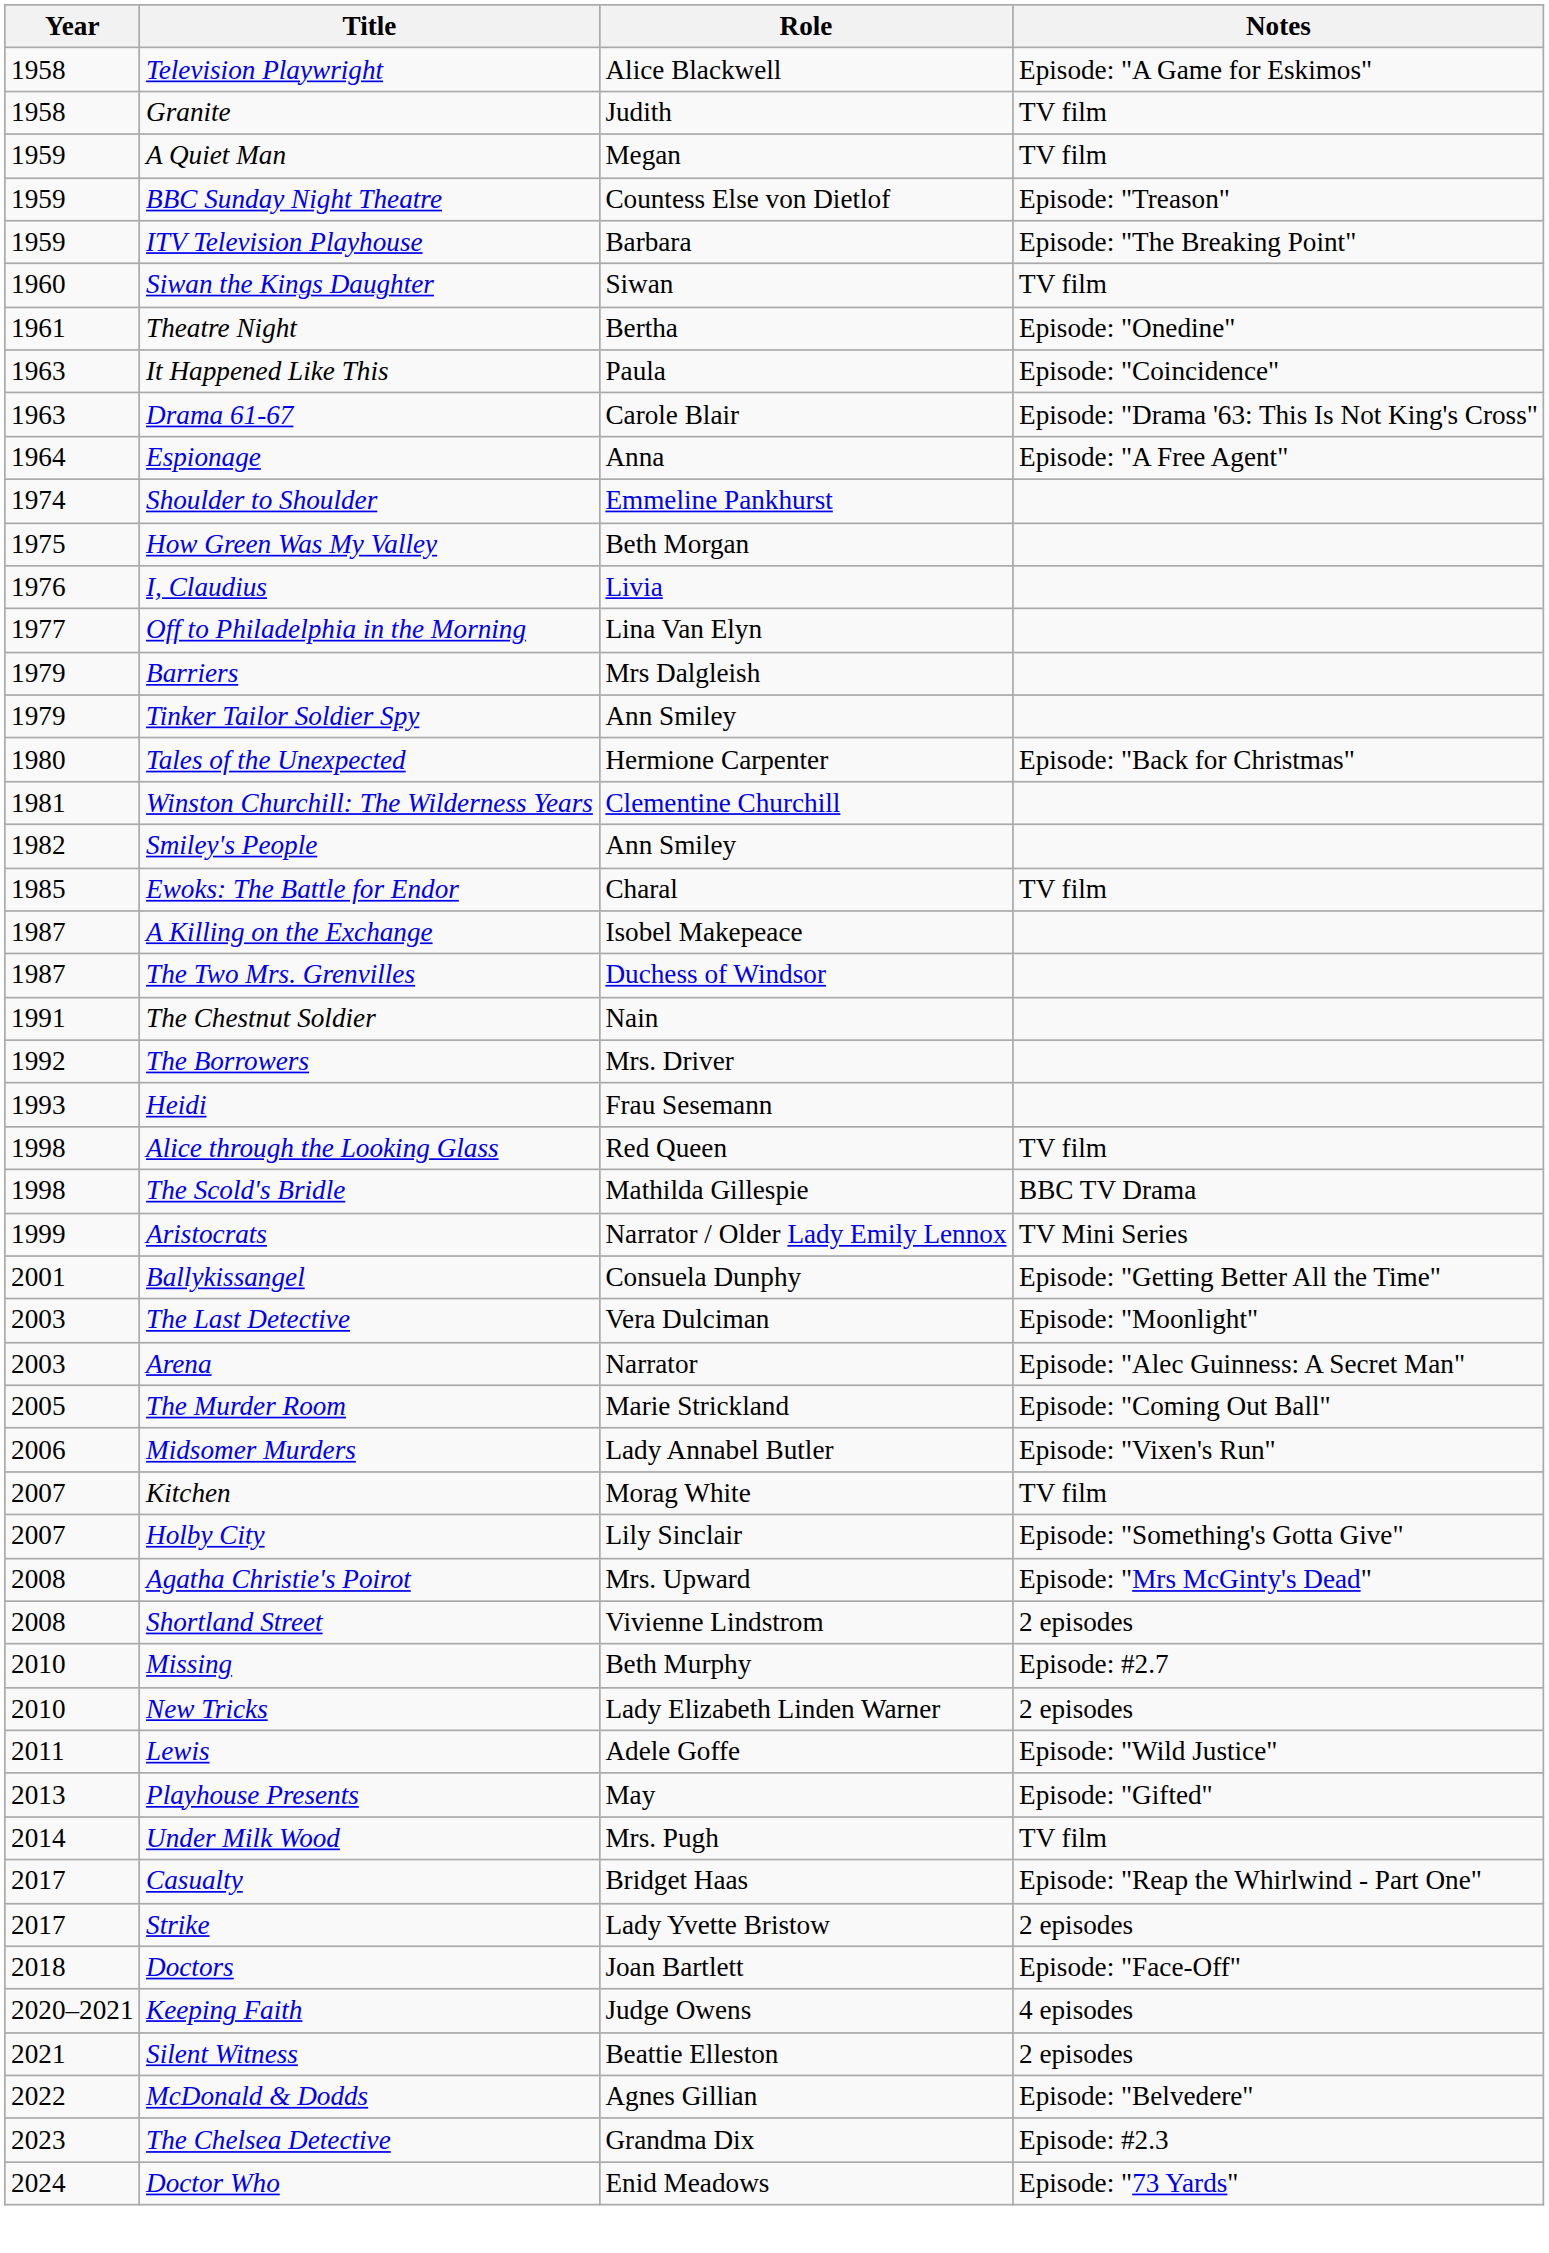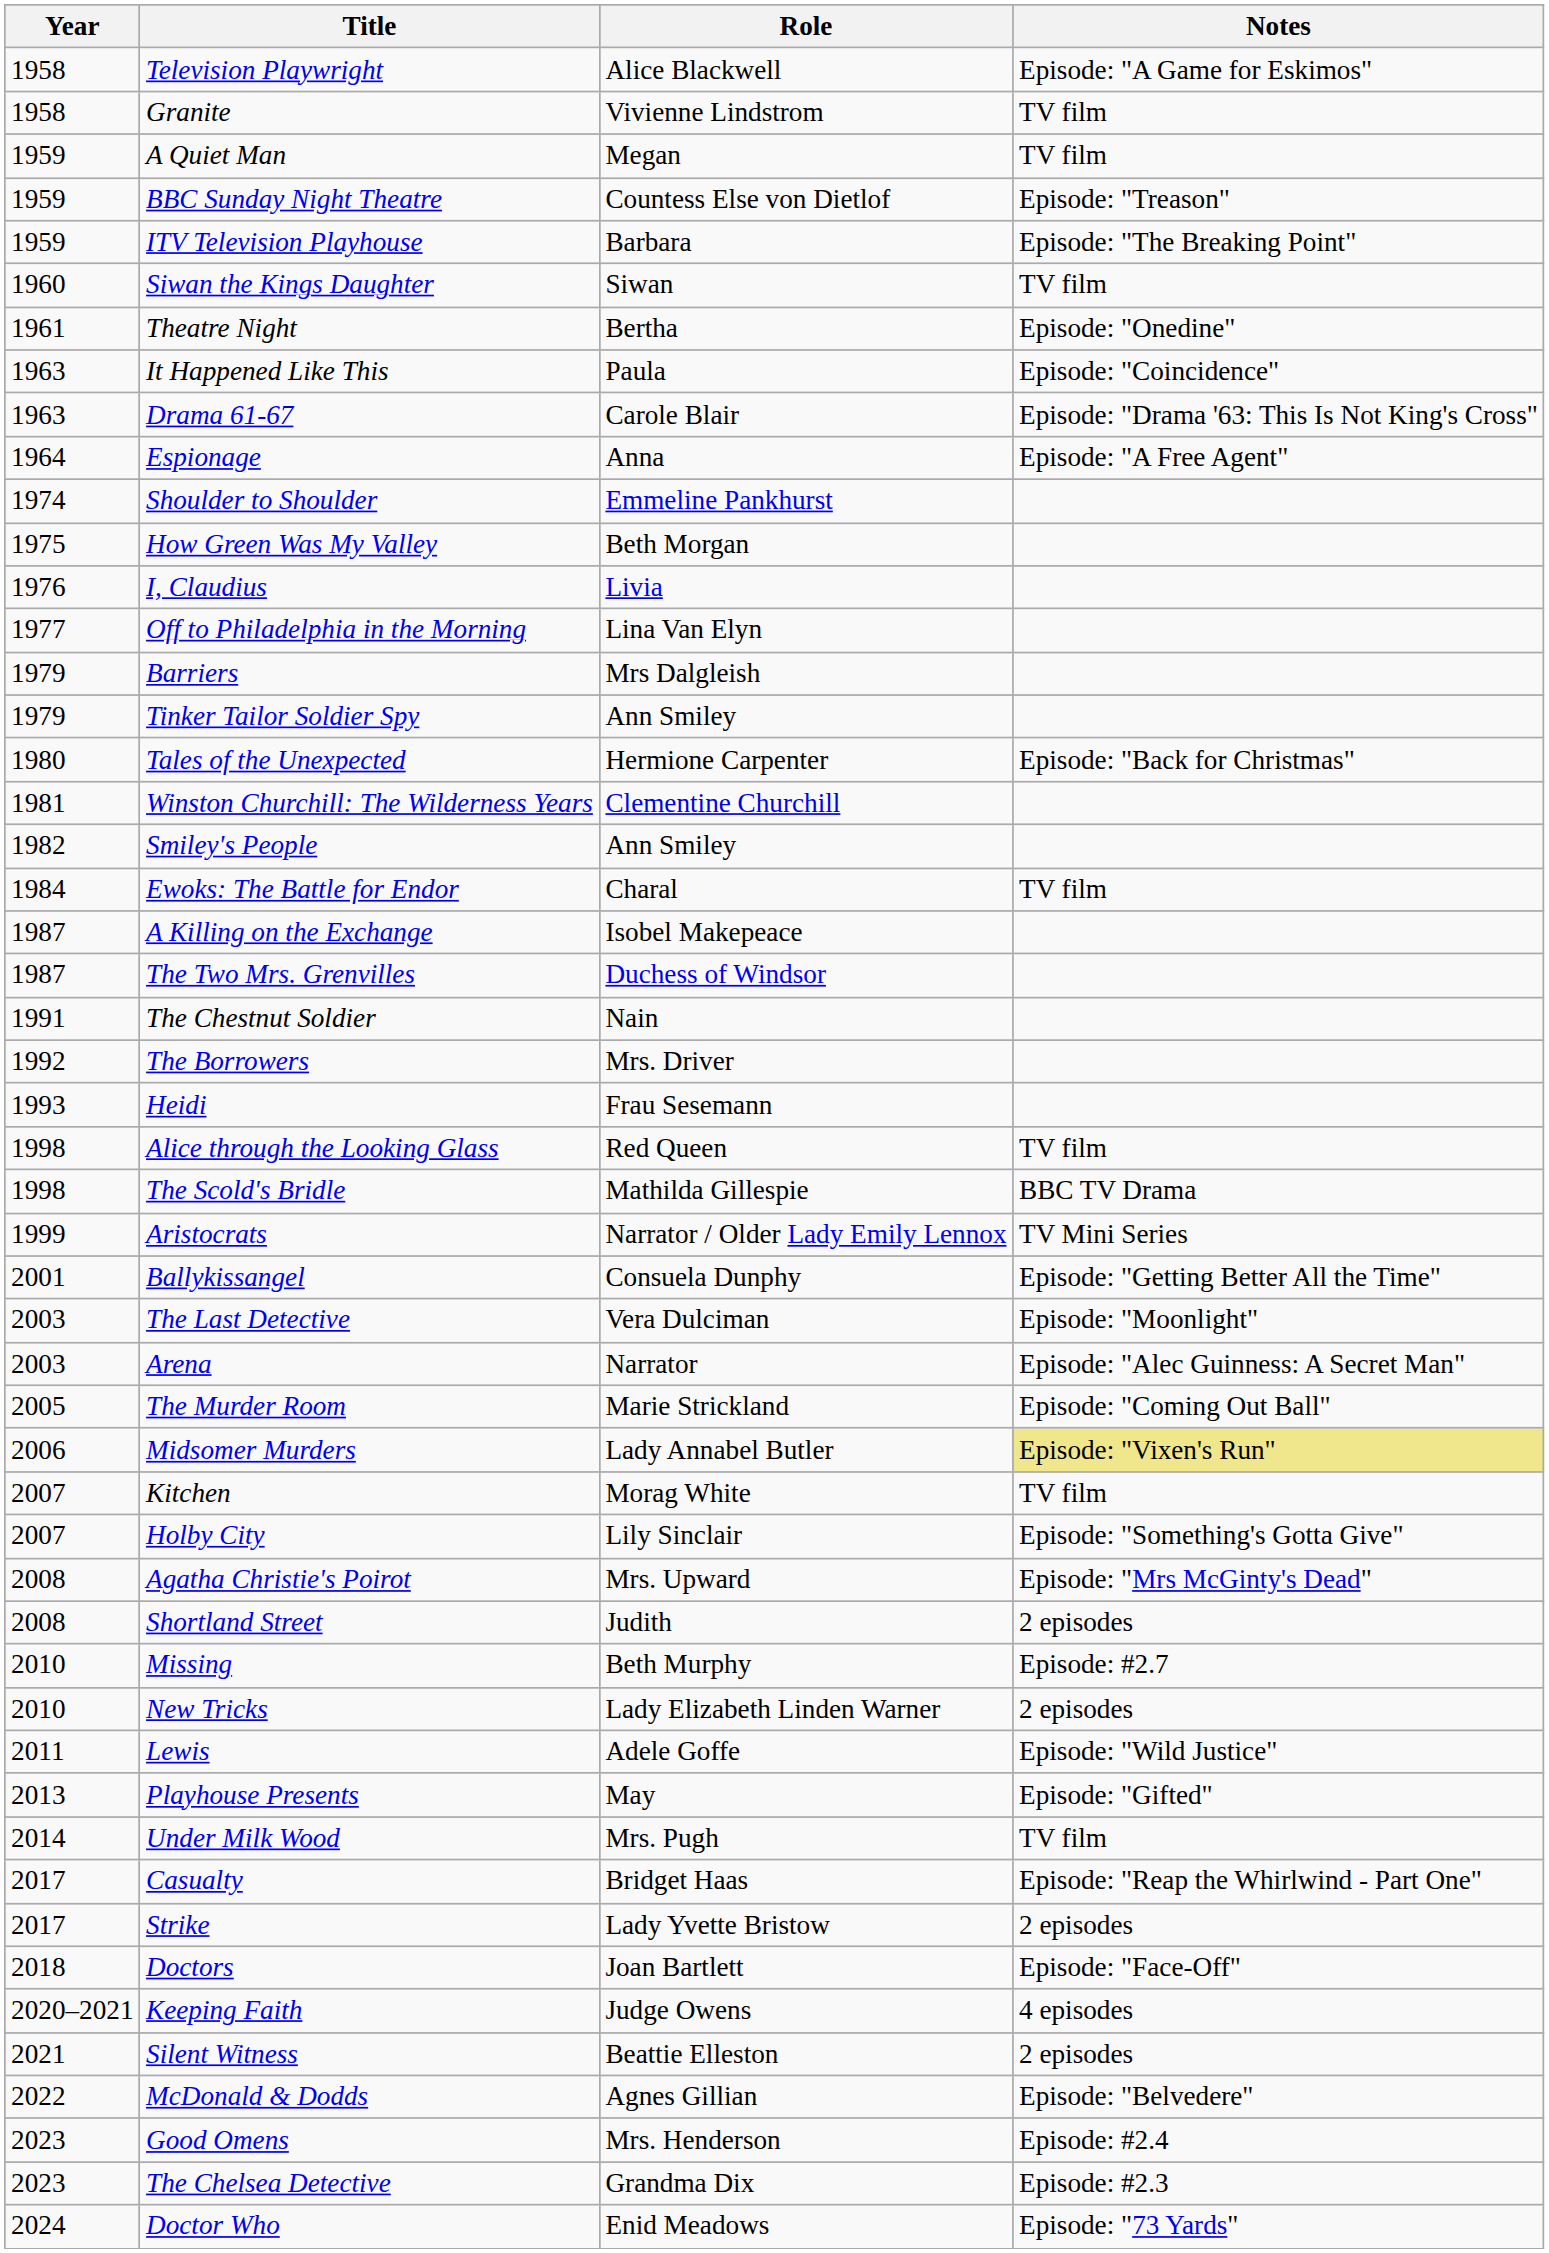(639, 112) Judith -> (715, 112) Vivienne Lindstrom
(38, 888) 1985 -> (38, 888) 1984
(1147, 1449) no background -> (1147, 1449) khaki background
(715, 1622) Vivienne Lindstrom -> (639, 1622) Judith
+ row: (217, 2139)
